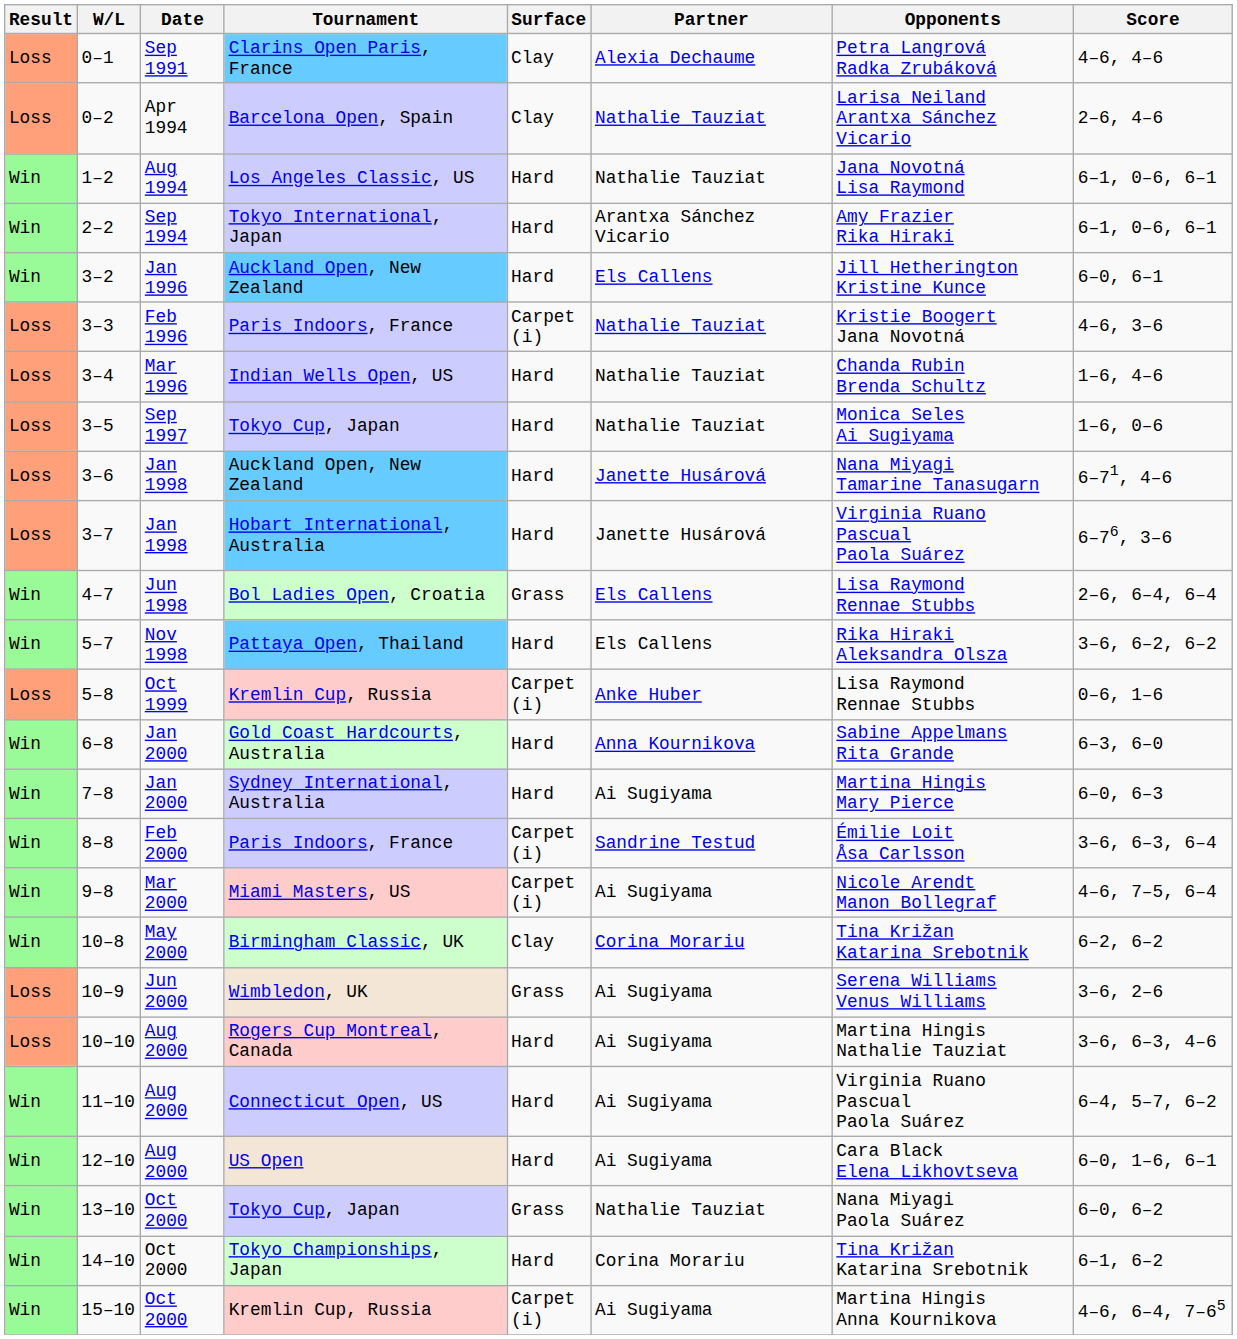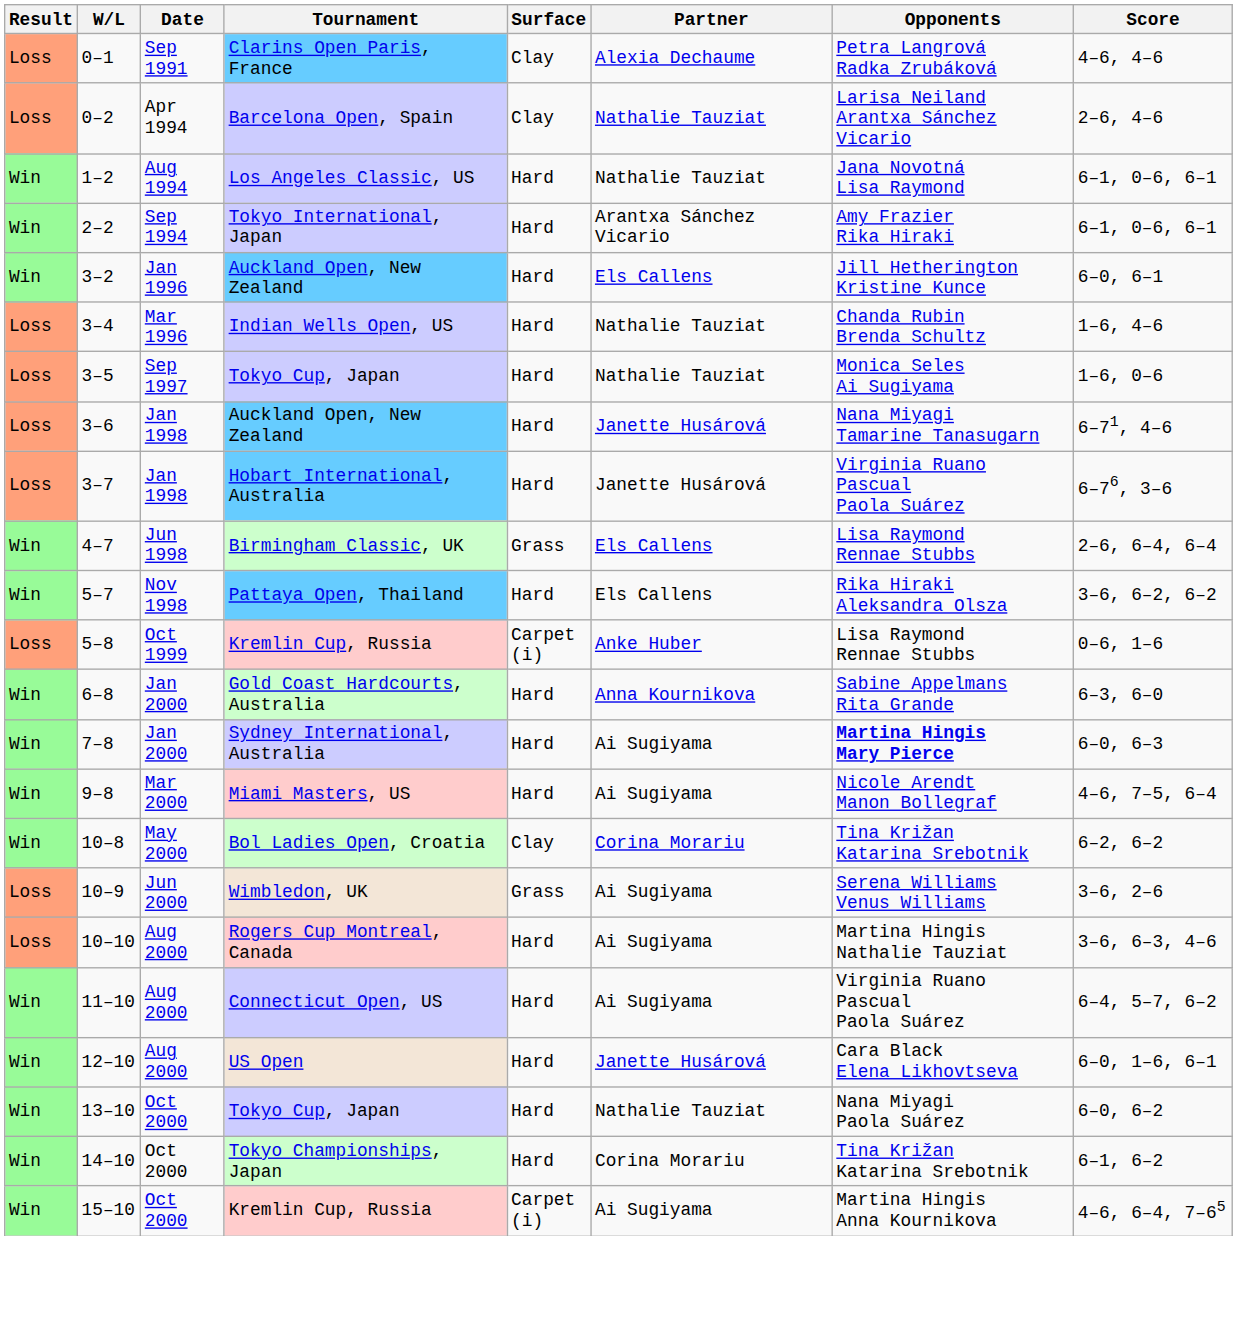- row: (98, 327)
(357, 595) Bol Ladies Open, Croatia -> (346, 546) Birmingham Classic, UK
(911, 794) normal -> (911, 744) bold
- row: (98, 843)
(543, 893) Carpet (i) -> (532, 794) Hard
(346, 942) Birmingham Classic, UK -> (357, 843) Bol Ladies Open, Croatia
(654, 1161) Ai Sugiyama -> (680, 1062) Janette Husárová
(538, 1211) Grass -> (532, 1112) Hard
